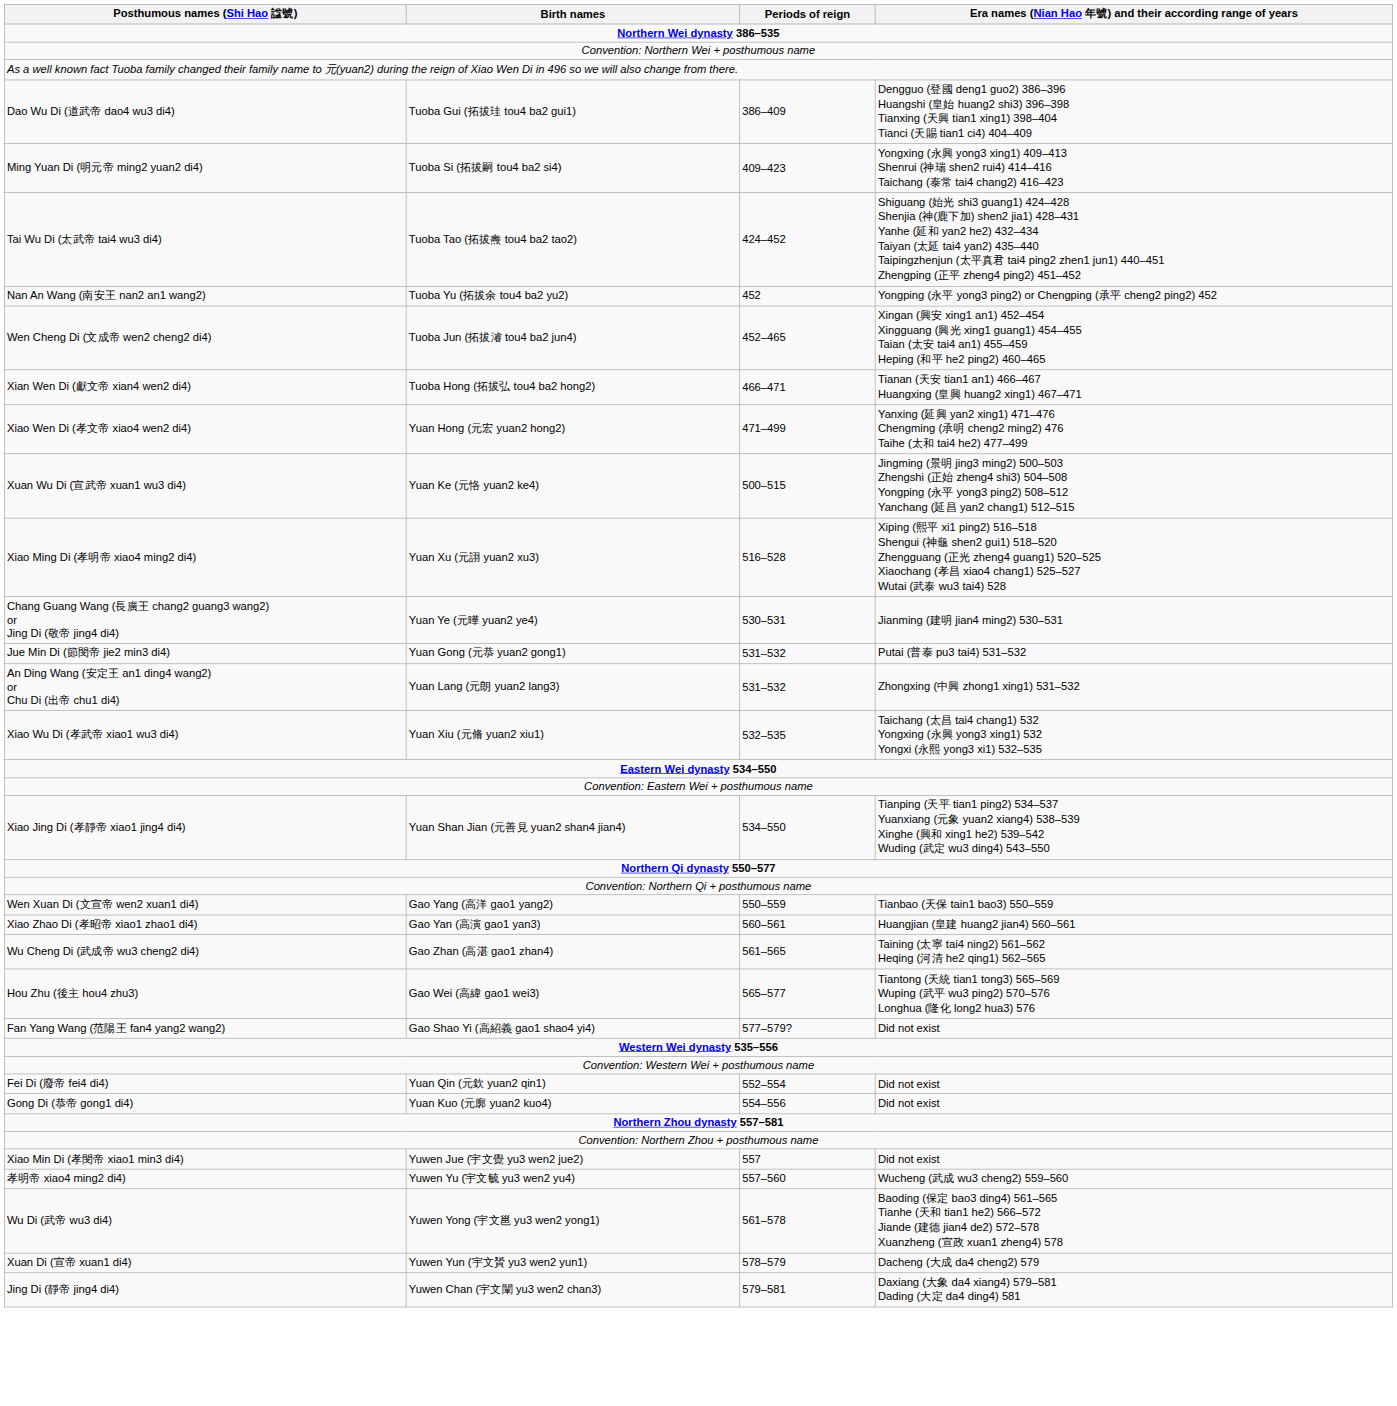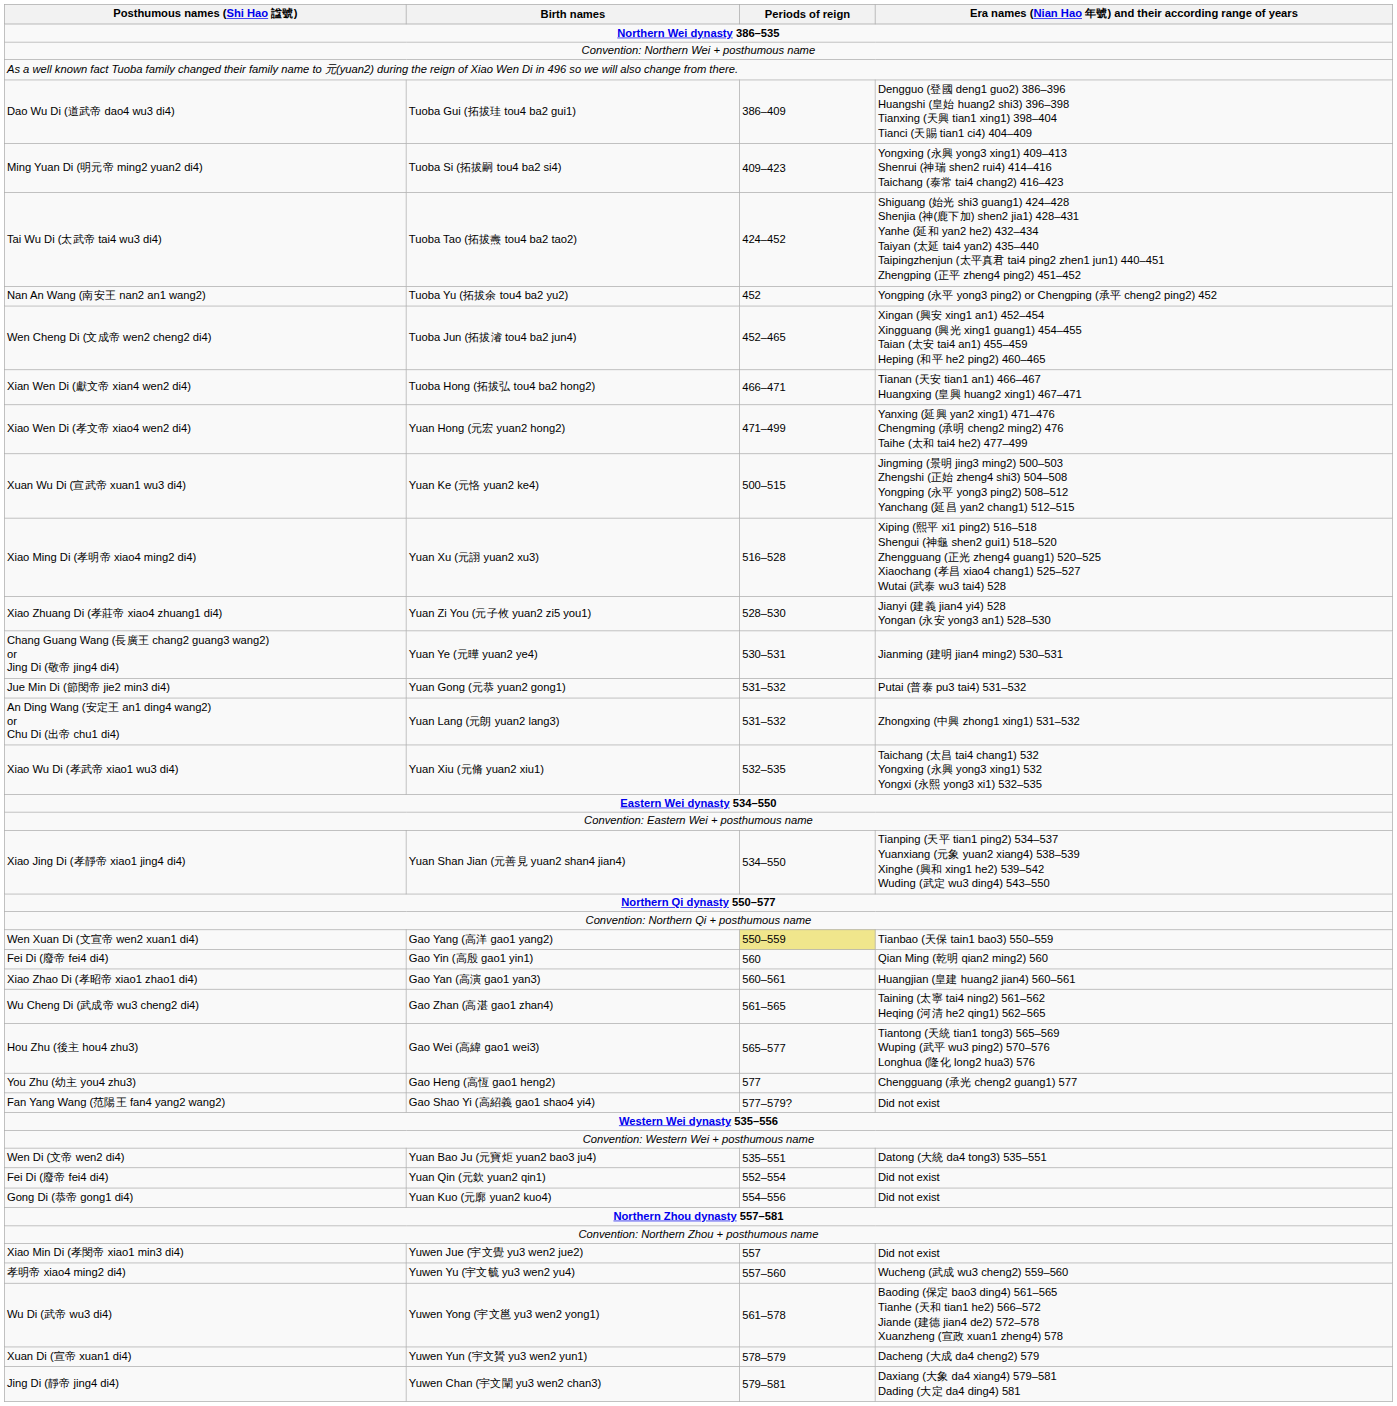+ row: (500, 613)
(764, 905) no background -> (764, 939) khaki background
+ row: (471, 959)
+ row: (482, 1082)
+ row: (503, 1157)
